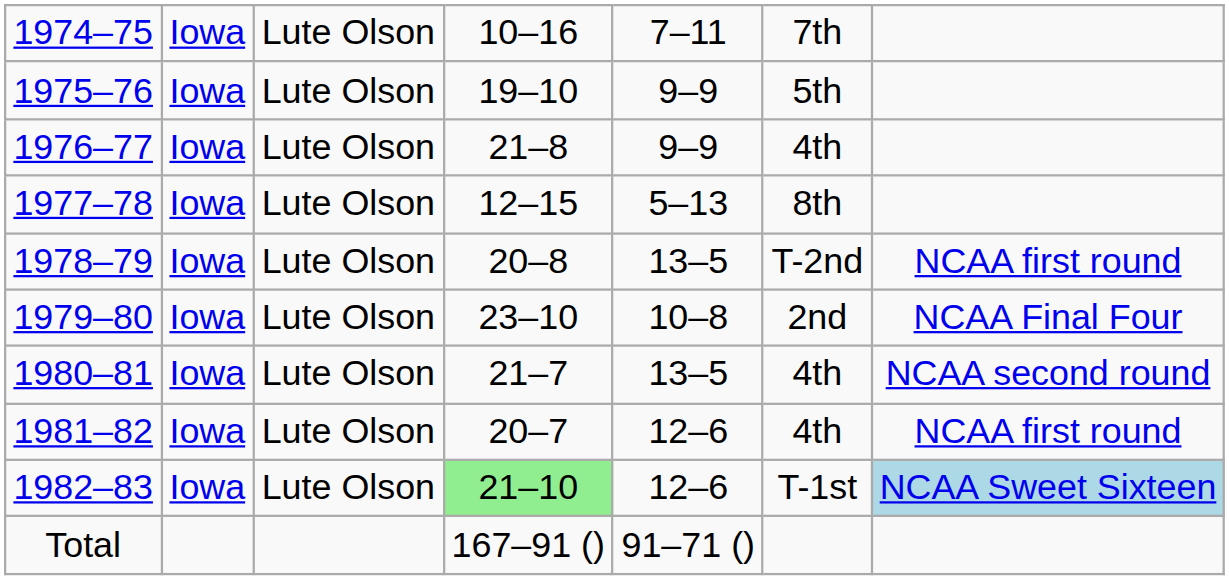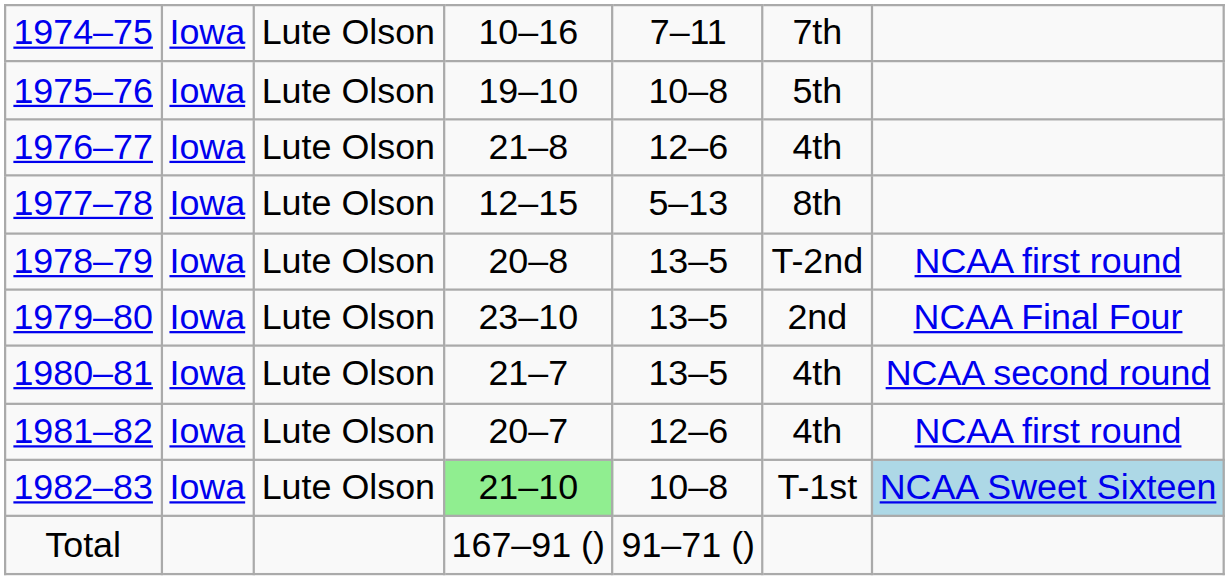(688, 89) 9–9 -> (688, 89) 10–8
(688, 146) 9–9 -> (688, 146) 12–6
(688, 317) 10–8 -> (688, 317) 13–5
(688, 487) 12–6 -> (688, 487) 10–8
